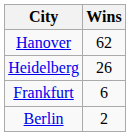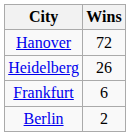(104, 42) 62 -> (104, 42) 72
